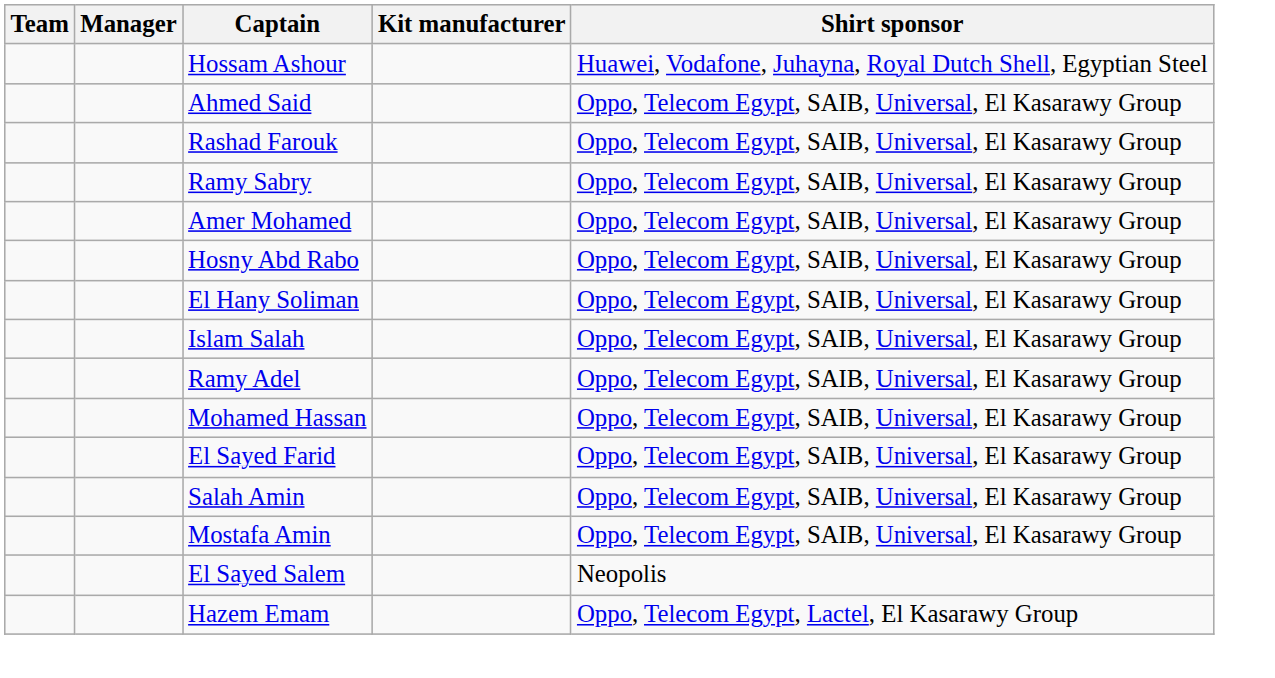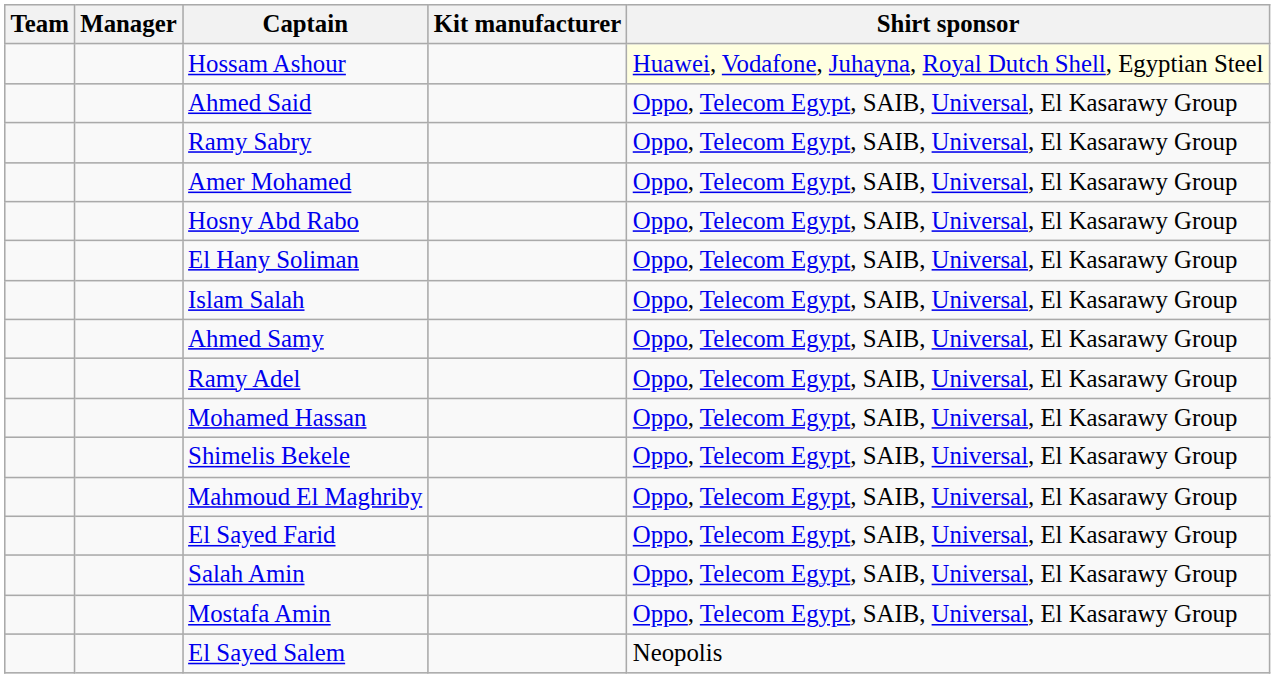(892, 63) no background -> (948, 63) lightyellow background
- row: (263, 142)
+ row: (256, 338)
+ row: (269, 456)
+ row: (305, 496)
- row: (259, 614)
